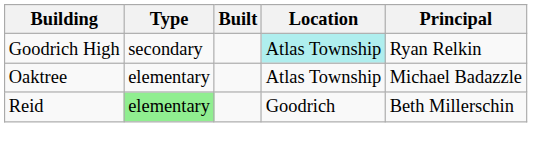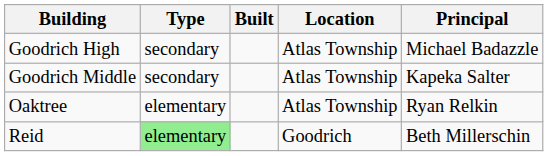(323, 48) paleturquoise background -> (340, 48) no background
(436, 48) Ryan Relkin -> (472, 48) Michael Badazzle
+ row: (72, 77)
(456, 77) Michael Badazzle -> (452, 106) Ryan Relkin
